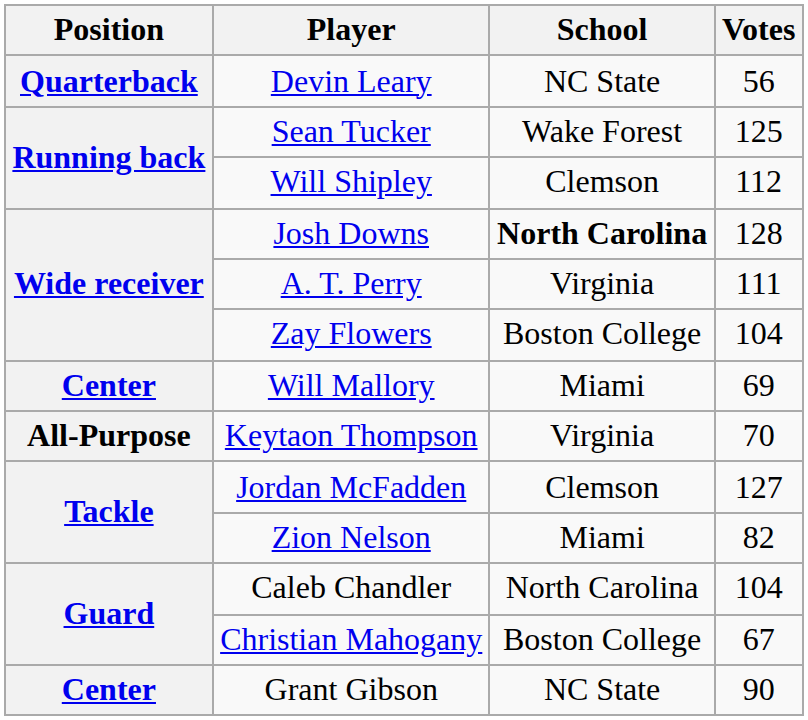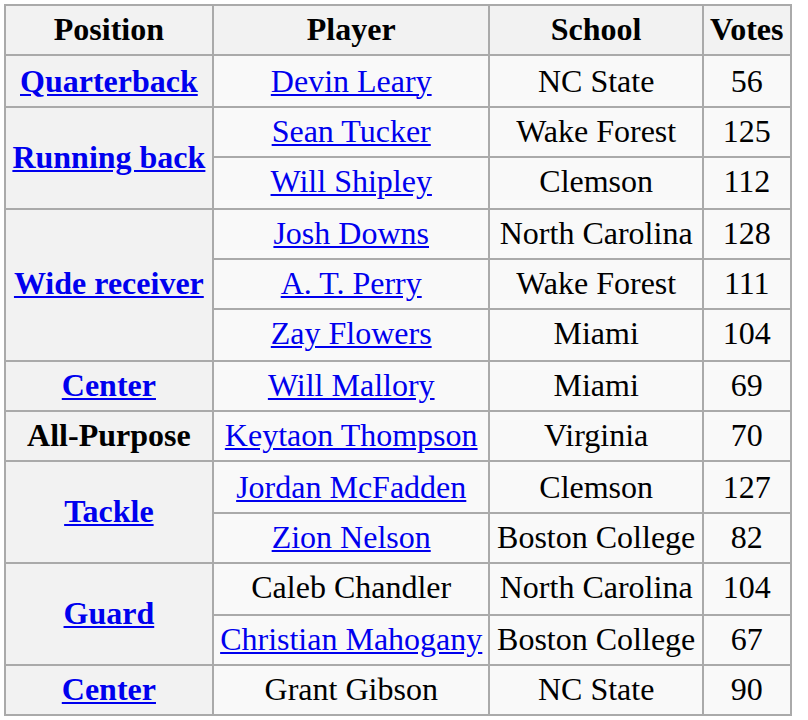(602, 232) bold -> (596, 232) normal
(602, 283) Virginia -> (596, 283) Wake Forest
(602, 334) Boston College -> (596, 334) Miami
(602, 537) Miami -> (596, 537) Boston College
